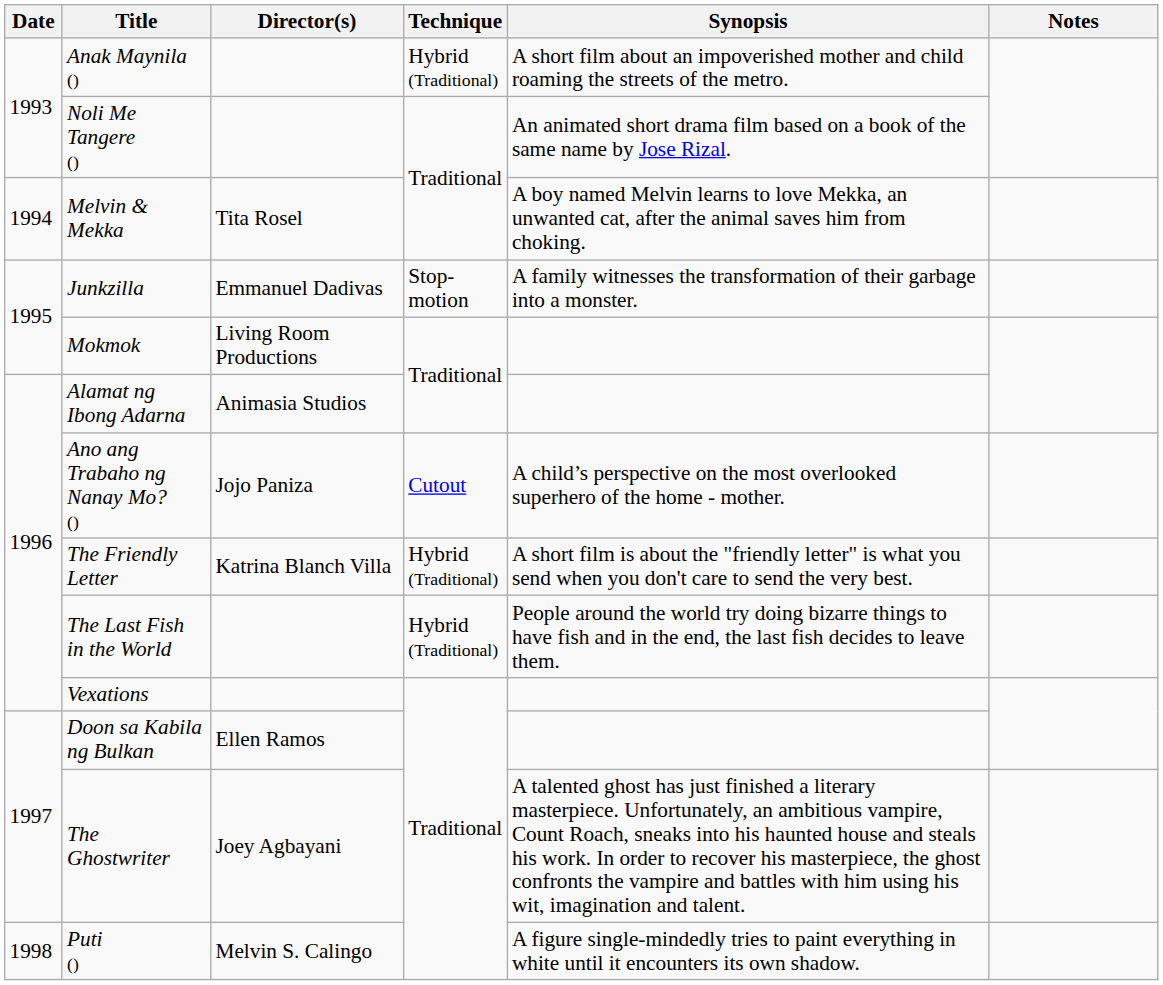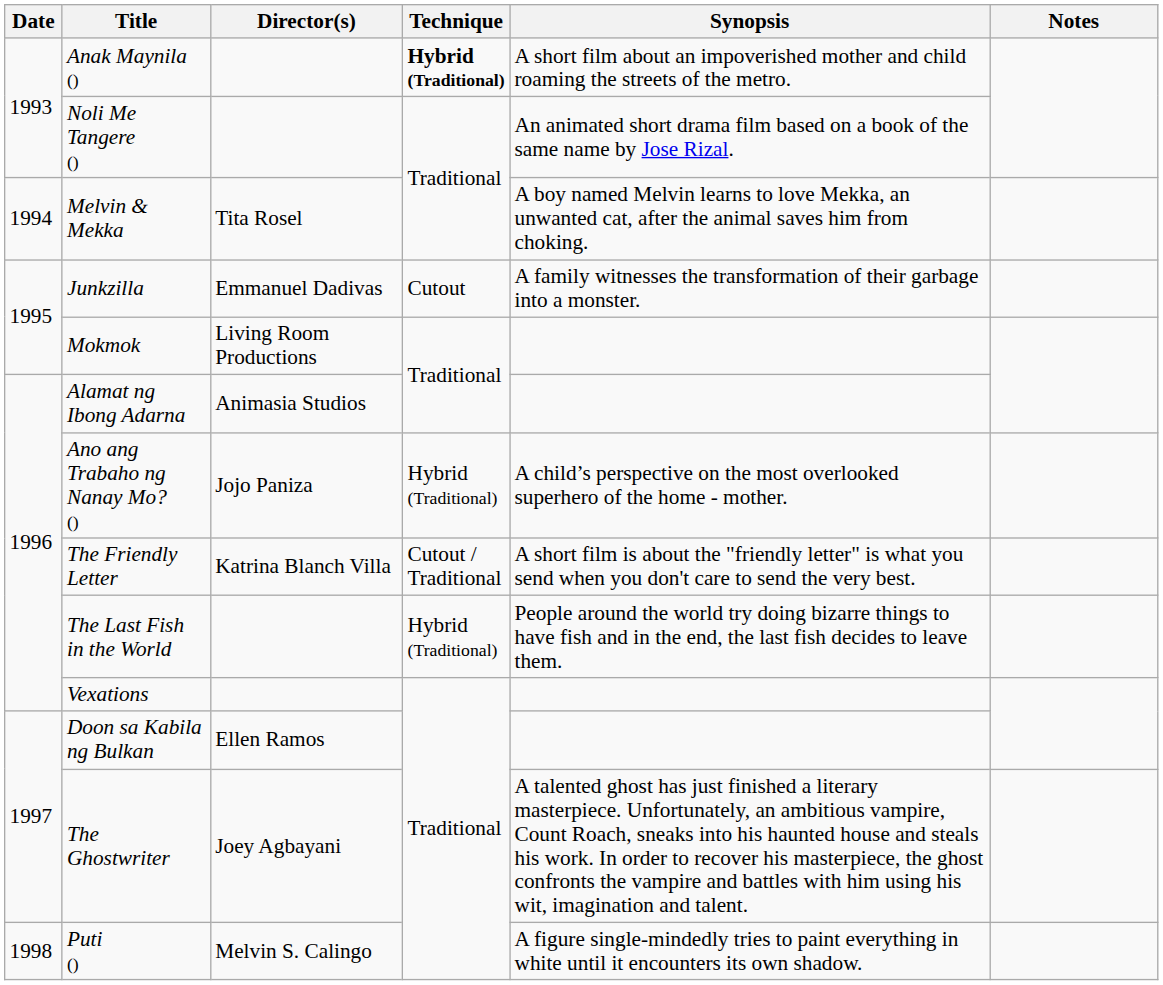(453, 67) normal -> (456, 67) bold
(438, 288) Stop-motion -> (436, 288) Cutout
(437, 485) Cutout -> (453, 485) Hybrid (Traditional)
(453, 566) Hybrid (Traditional) -> (454, 566) Cutout / Traditional
